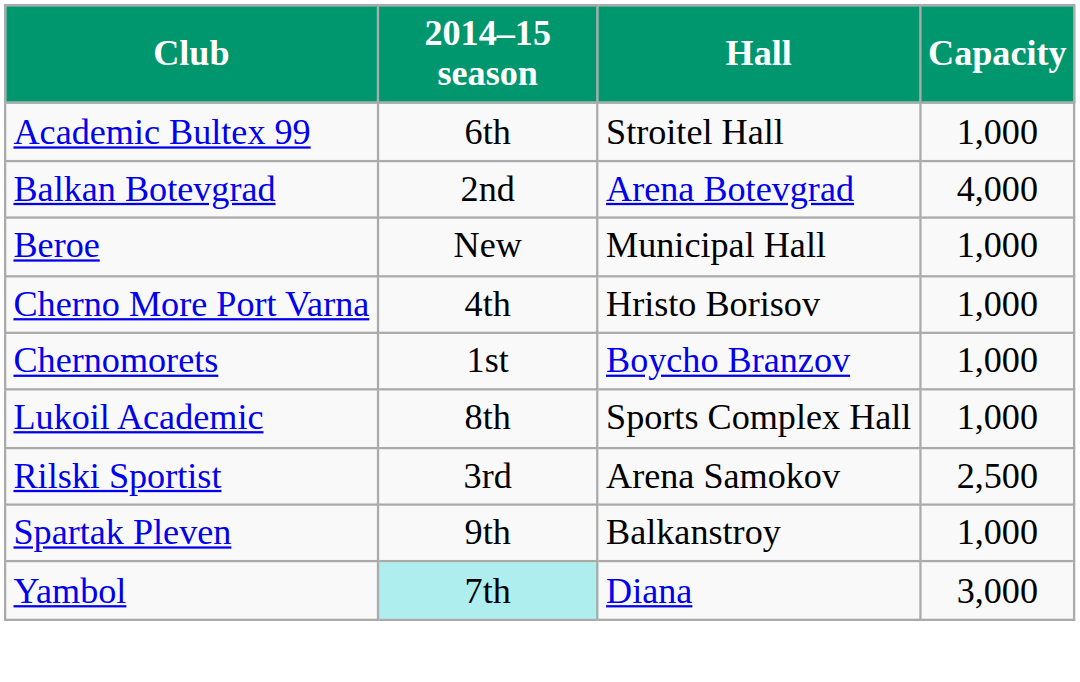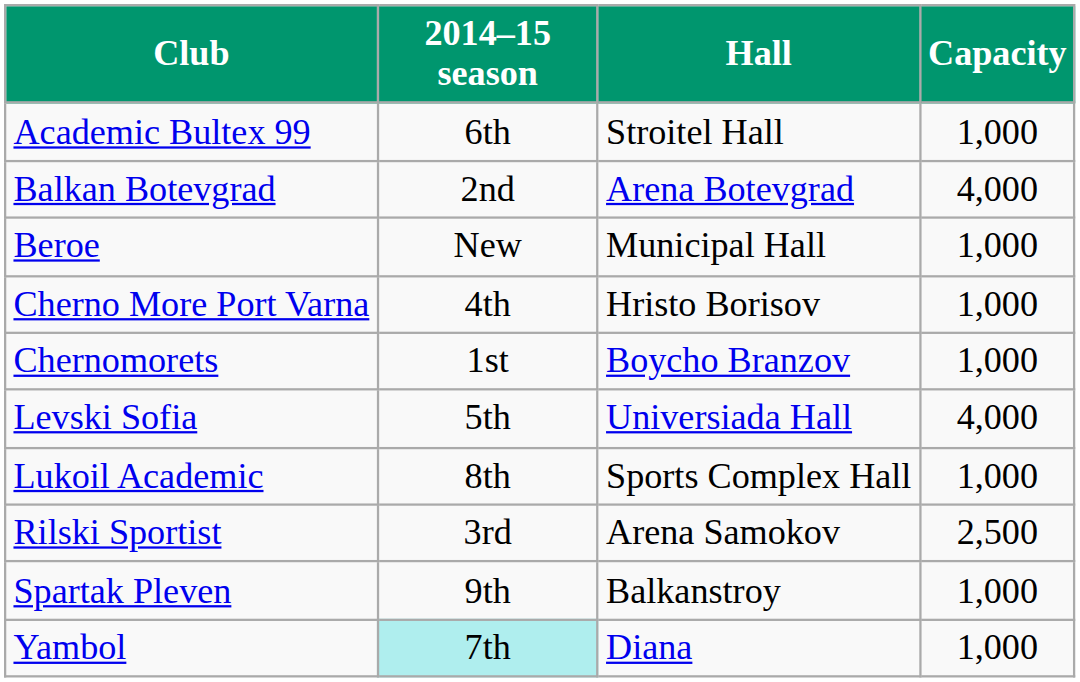+ row: (105, 417)
(997, 589) 3,000 -> (997, 647) 1,000
